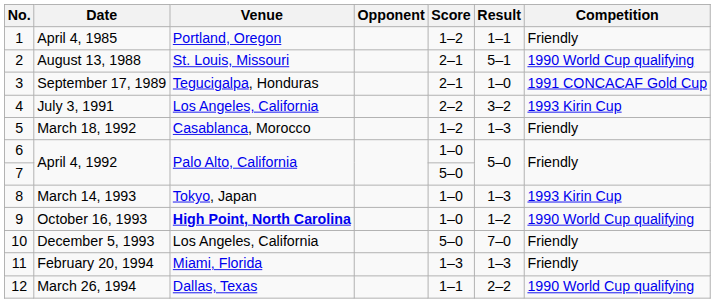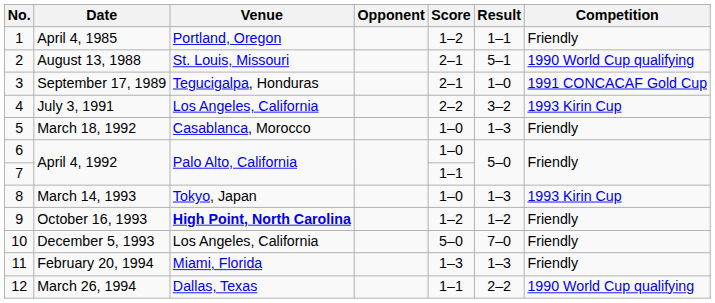(451, 128) 1–2 -> (451, 128) 1–0
(451, 173) 5–0 -> (451, 173) 1–1
(451, 219) 1–0 -> (451, 219) 1–2
(611, 219) 1990 World Cup qualifying -> (553, 219) Friendly
